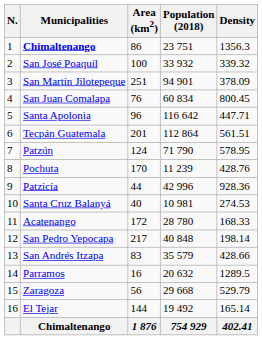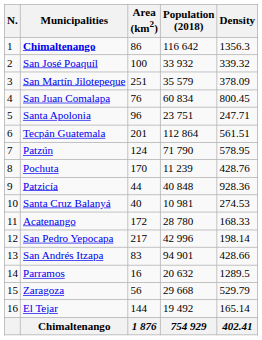(178, 46) 23 751 -> (181, 46) 116 642
(178, 81) 94 901 -> (178, 81) 35 579
(181, 116) 116 642 -> (178, 116) 23 751
(235, 116) 447.71 -> (235, 116) 247.71
(178, 186) 42 996 -> (178, 186) 40 848
(178, 238) 40 848 -> (178, 238) 42 996
(178, 256) 35 579 -> (178, 256) 94 901
